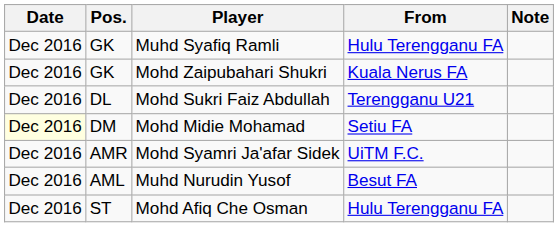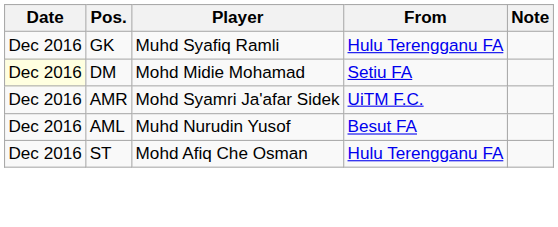- row: (231, 72)
- row: (233, 99)
